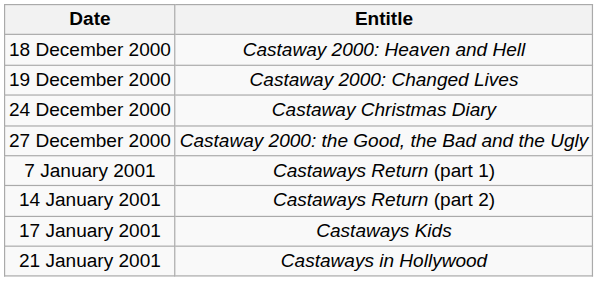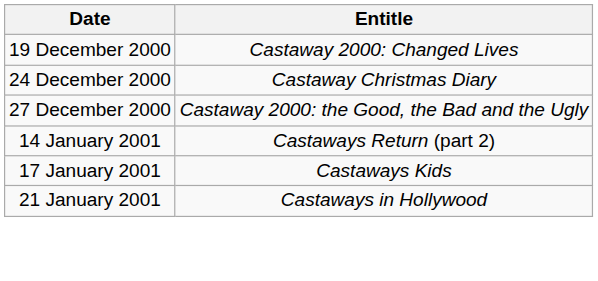- row: (90, 49)
- row: (90, 170)
